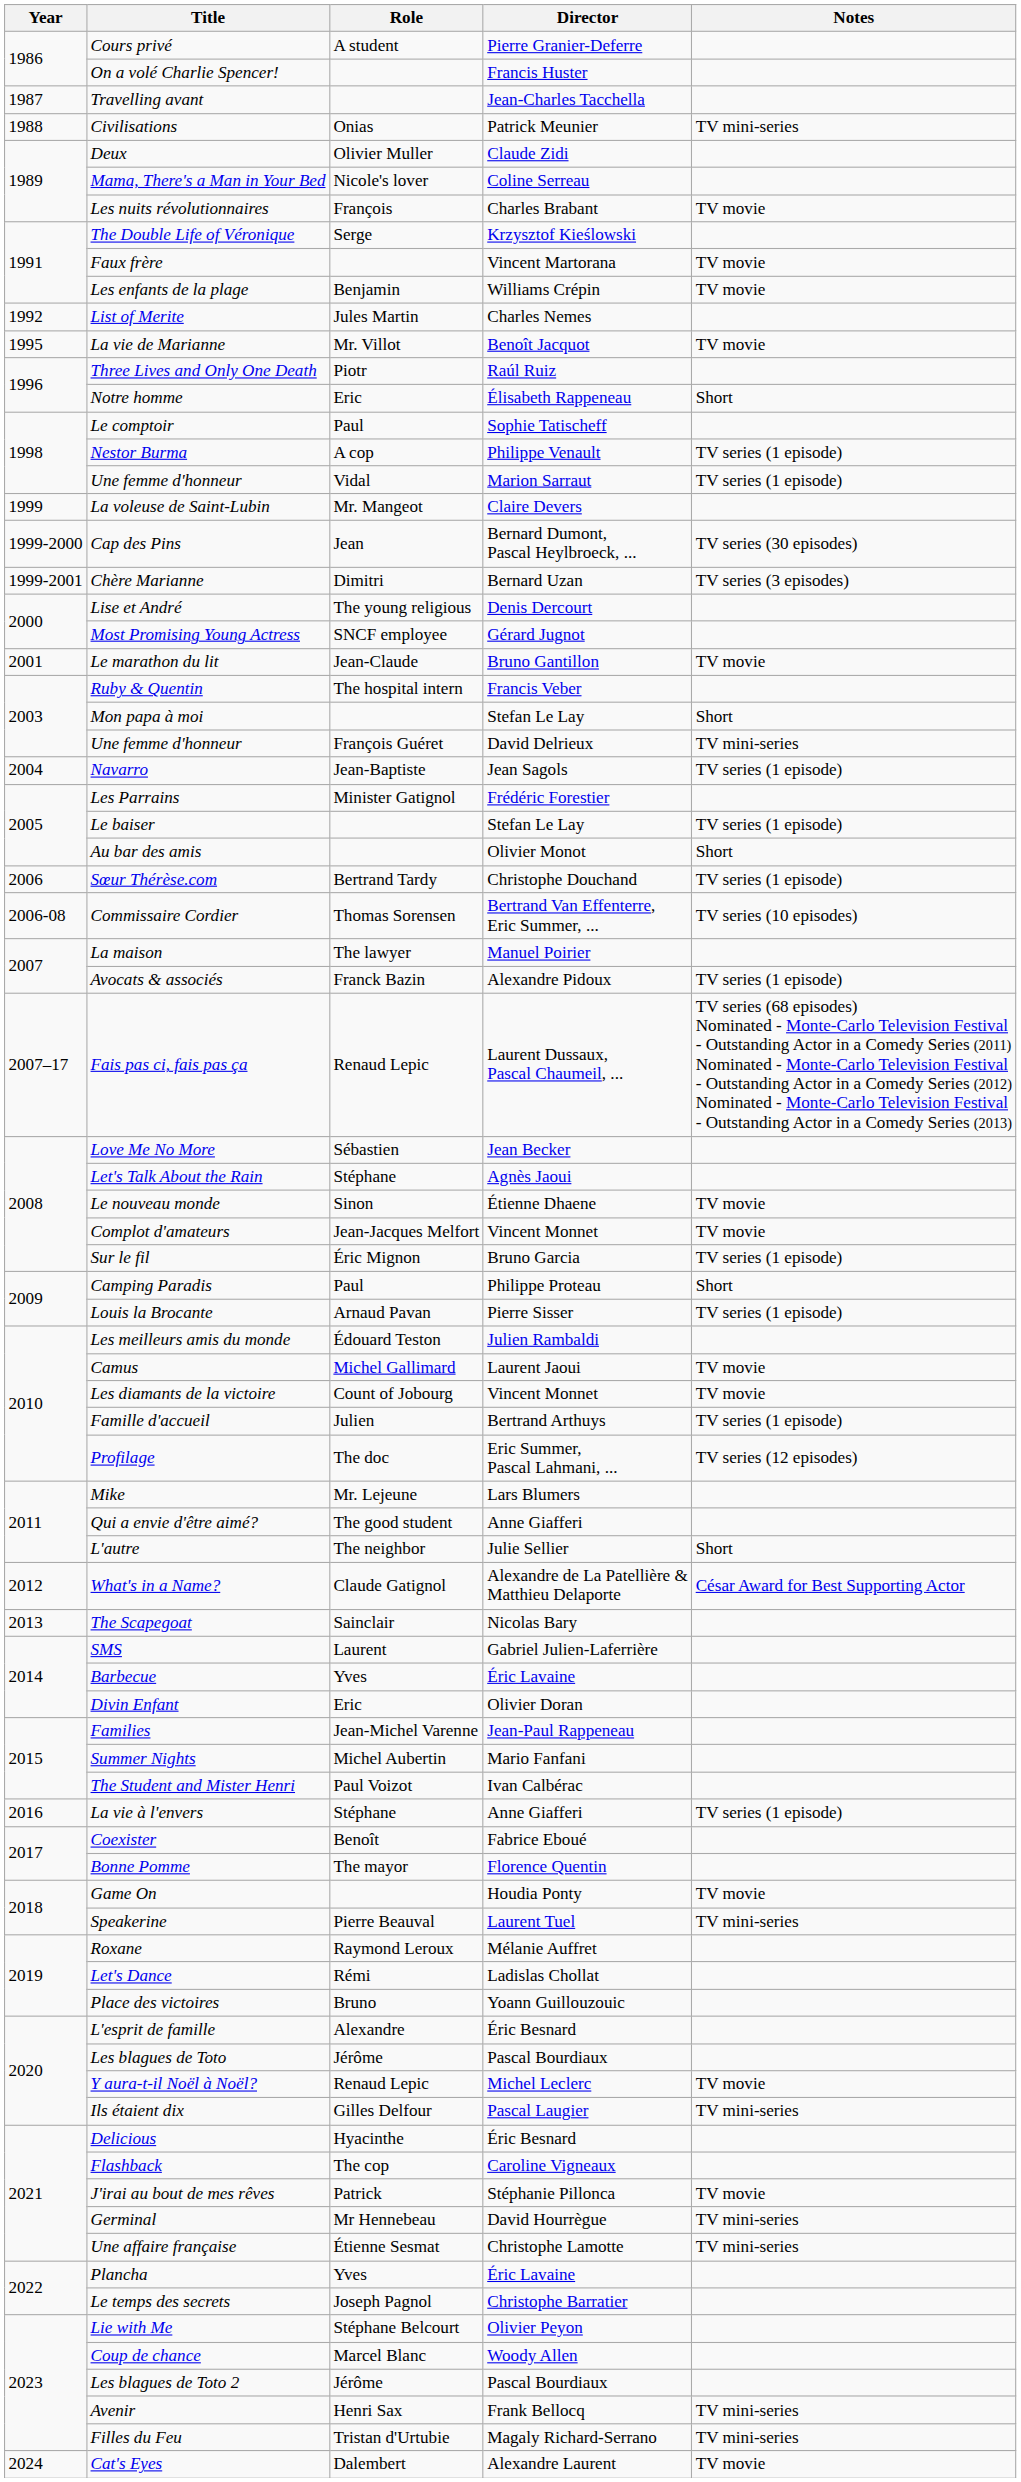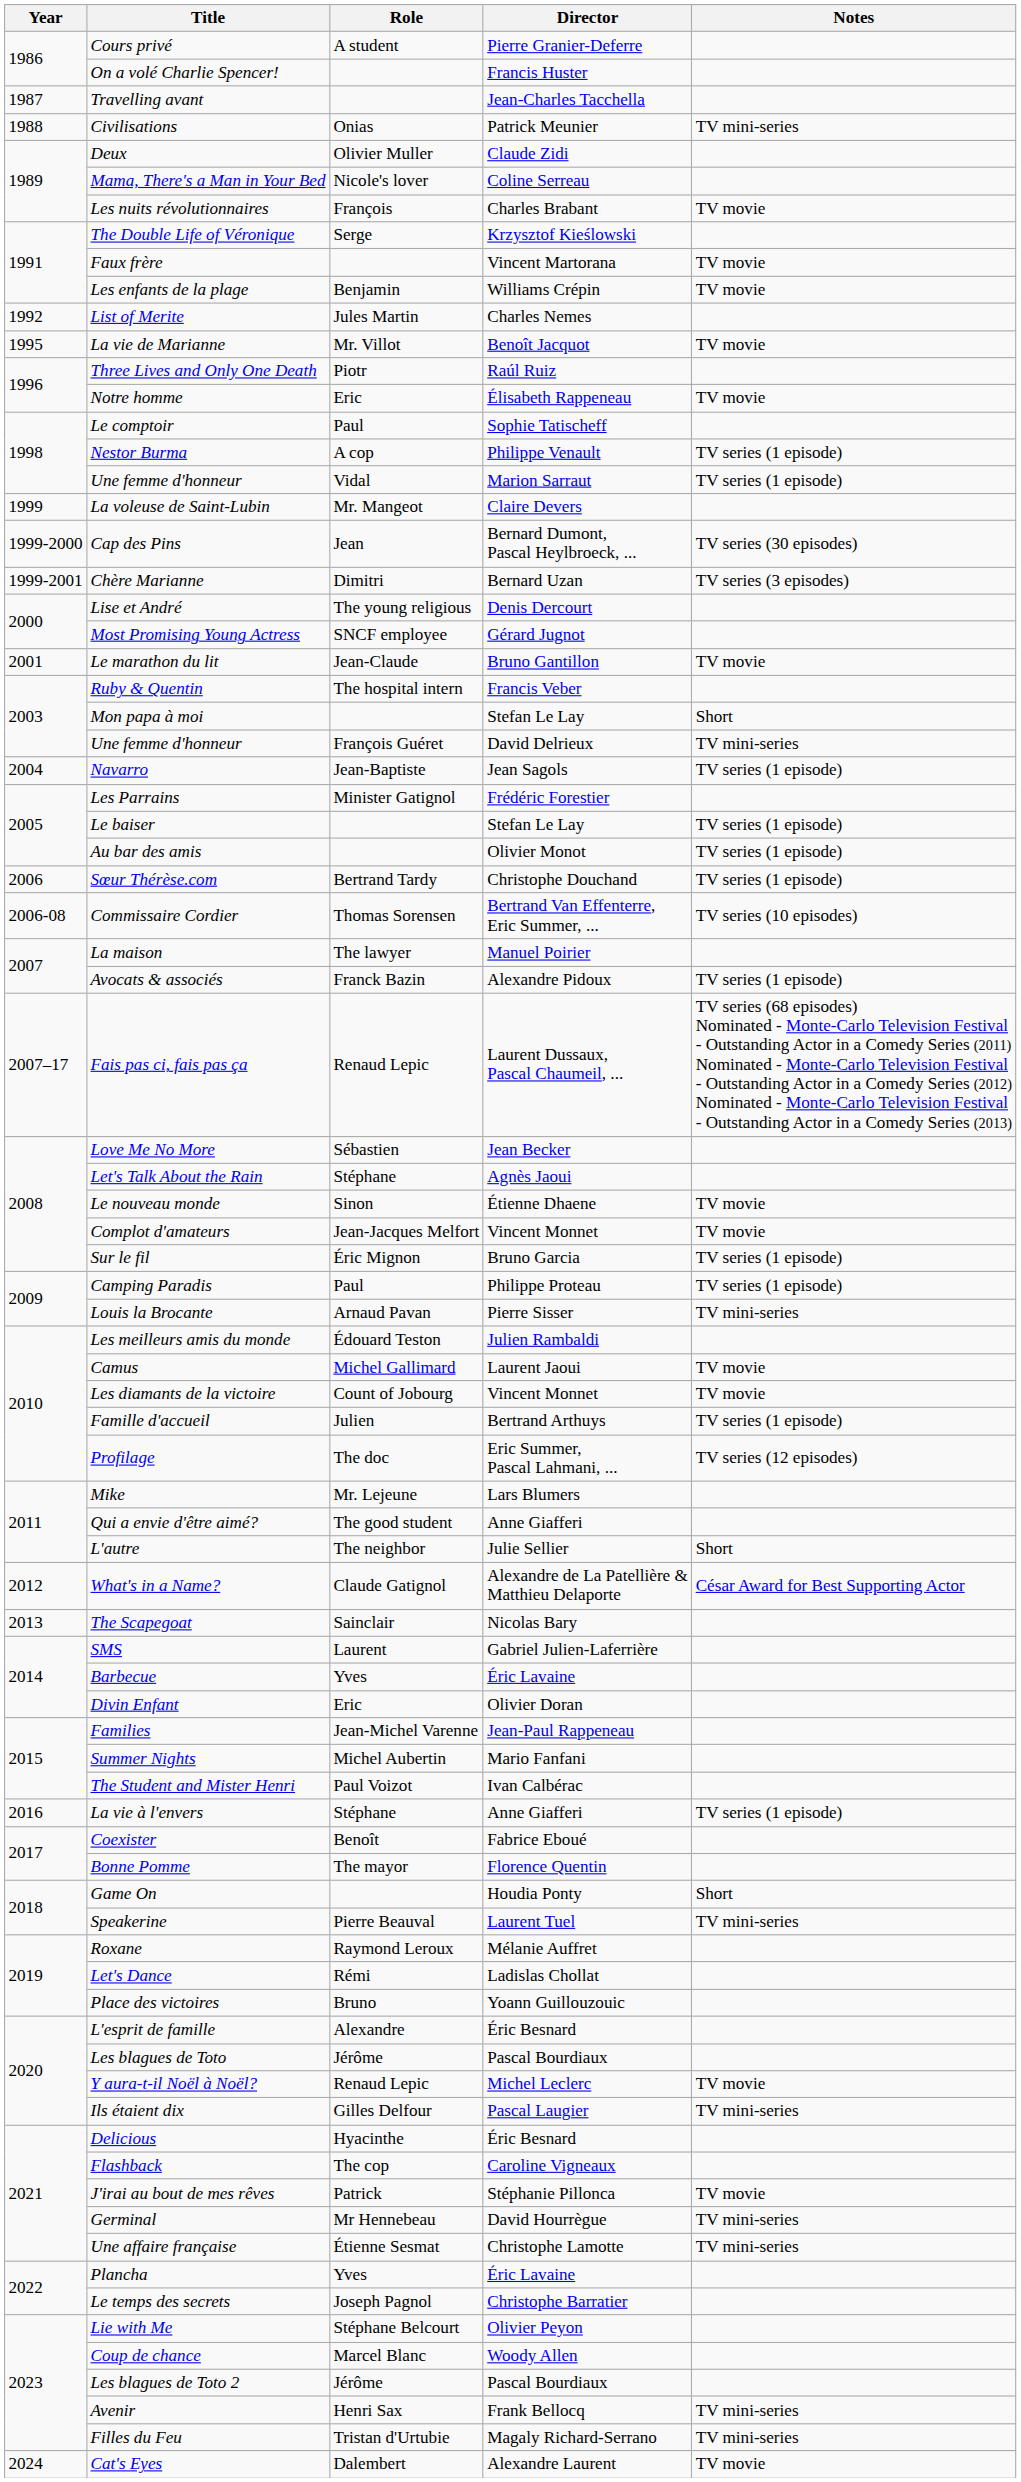(714, 398) Short -> (730, 398) TV movie
(714, 851) Short -> (769, 851) TV series (1 episode)
(714, 1285) Short -> (769, 1285) TV series (1 episode)
(769, 1312) TV series (1 episode) -> (747, 1312) TV mini-series
(730, 1894) TV movie -> (714, 1894) Short
